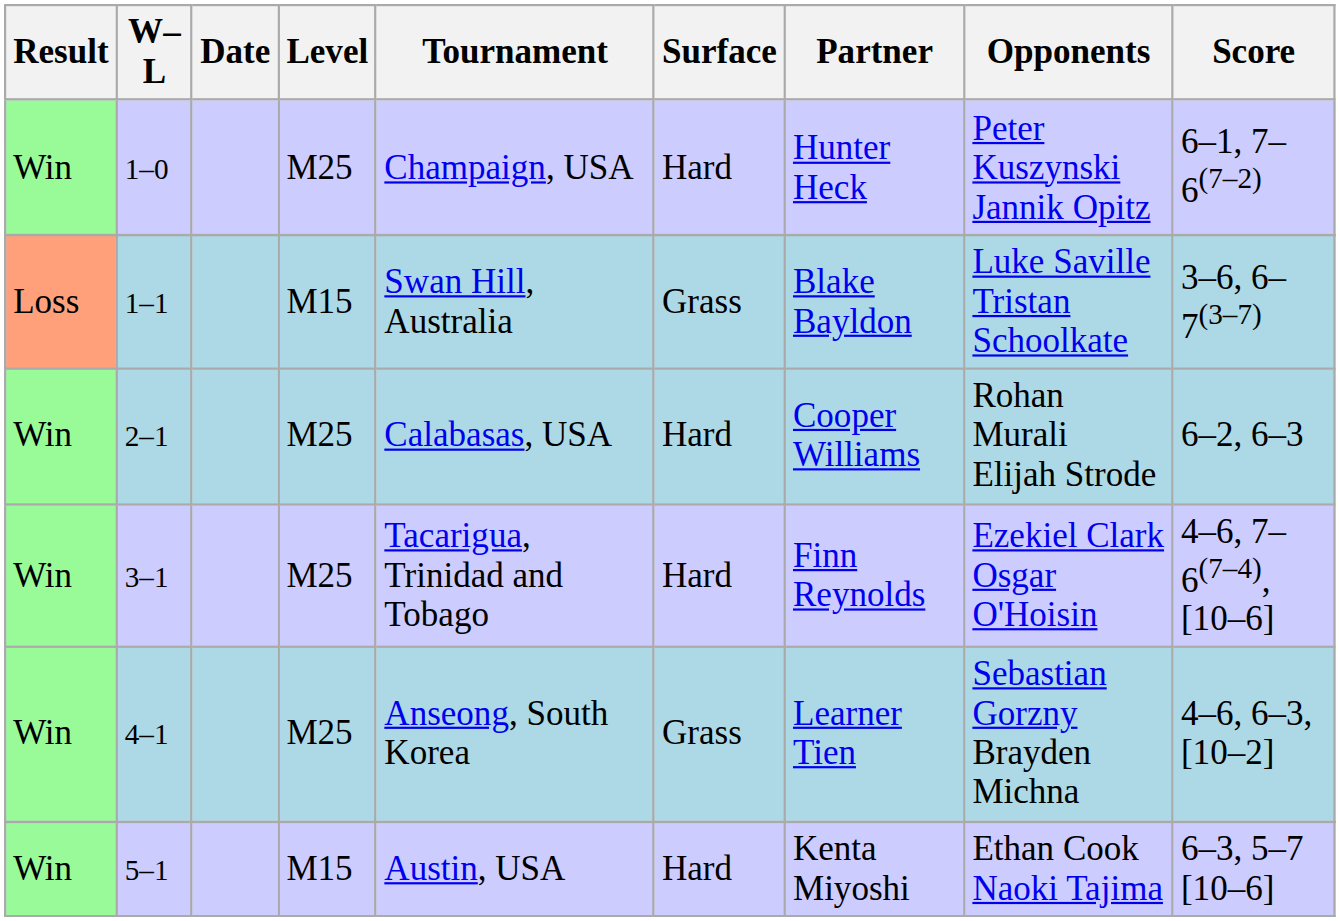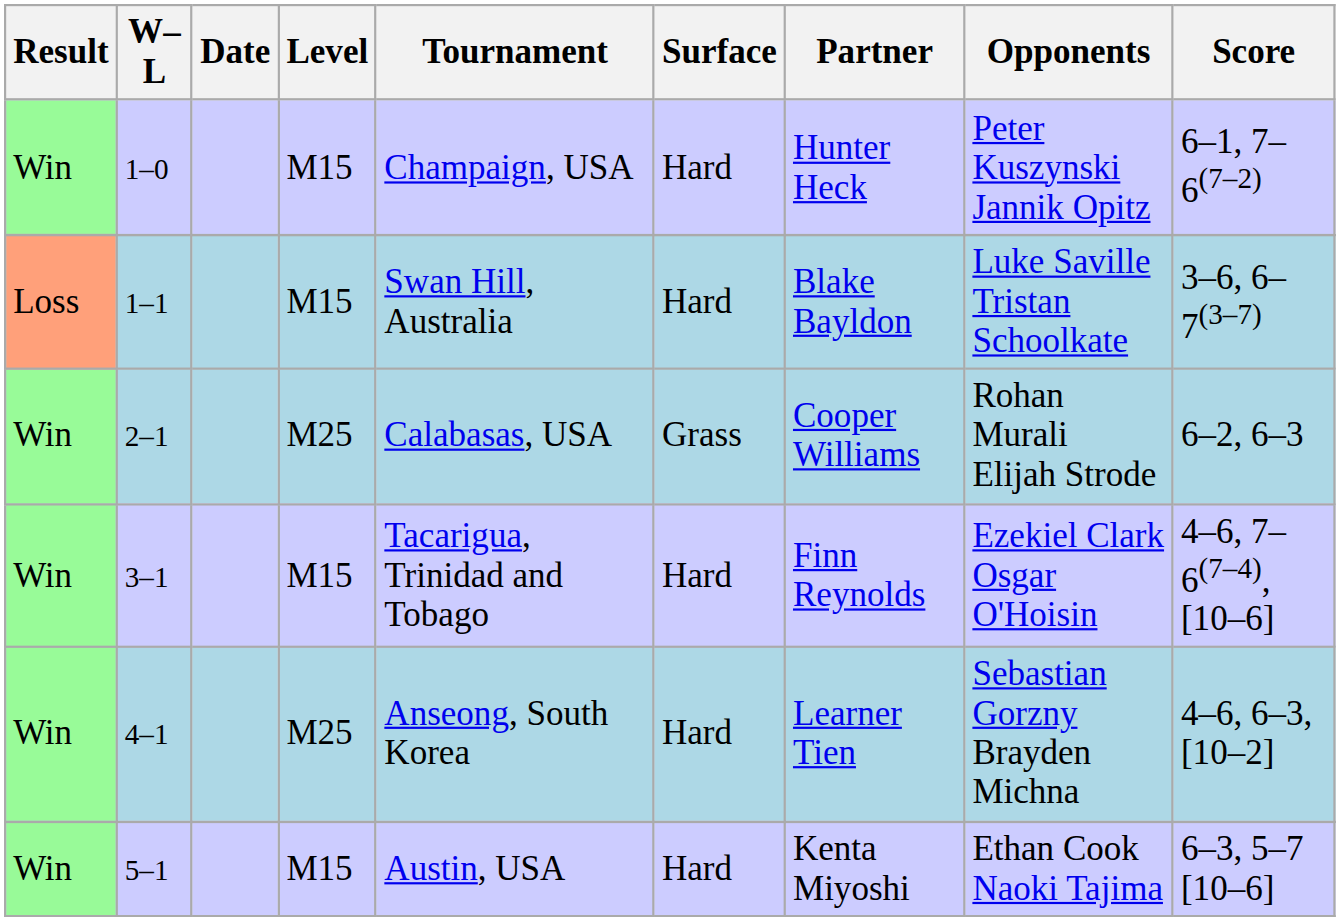(320, 166) M25 -> (320, 166) M15
(702, 301) Grass -> (697, 301) Hard
(697, 435) Hard -> (702, 435) Grass
(320, 574) M25 -> (320, 574) M15
(702, 733) Grass -> (697, 733) Hard
